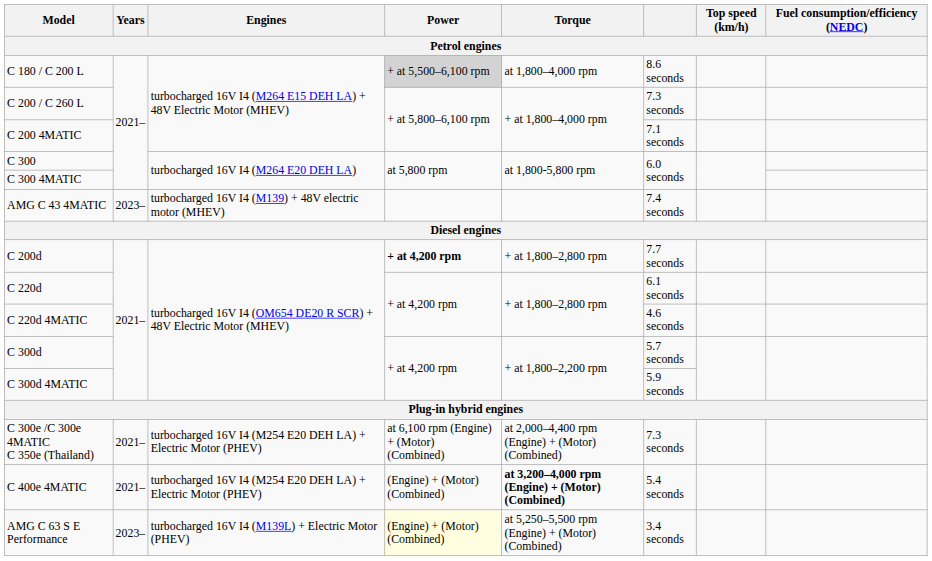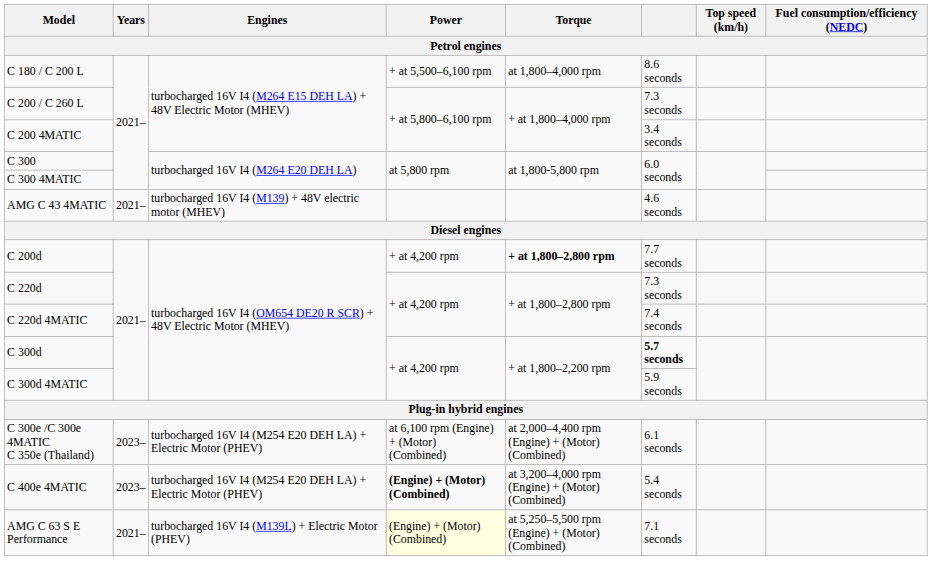(438, 71) lightgrey background -> (440, 71) no background
(665, 135) 7.1 seconds -> (663, 135) 3.4 seconds
(130, 205) 2023– -> (131, 205) 2021–
(665, 205) 7.4 seconds -> (663, 205) 4.6 seconds
(424, 256) bold -> (424, 256) normal
(556, 256) normal -> (561, 256) bold
(665, 288) 6.1 seconds -> (663, 288) 7.3 seconds
(665, 320) 4.6 seconds -> (663, 320) 7.4 seconds
(665, 352) normal -> (664, 352) bold
(130, 442) 2021– -> (131, 442) 2023–
(665, 442) 7.3 seconds -> (663, 442) 6.1 seconds
(130, 487) 2021– -> (131, 487) 2023–
(433, 487) normal -> (437, 487) bold
(553, 487) bold -> (555, 487) normal
(130, 532) 2023– -> (131, 532) 2021–
(665, 532) 3.4 seconds -> (663, 532) 7.1 seconds
